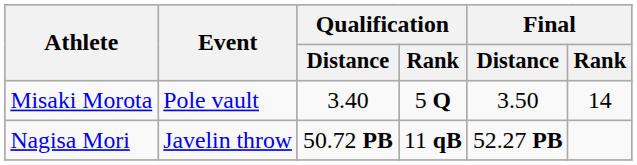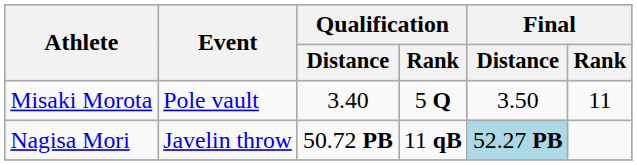(600, 100) 14 -> (600, 100) 11
(518, 139) no background -> (518, 139) lightblue background
